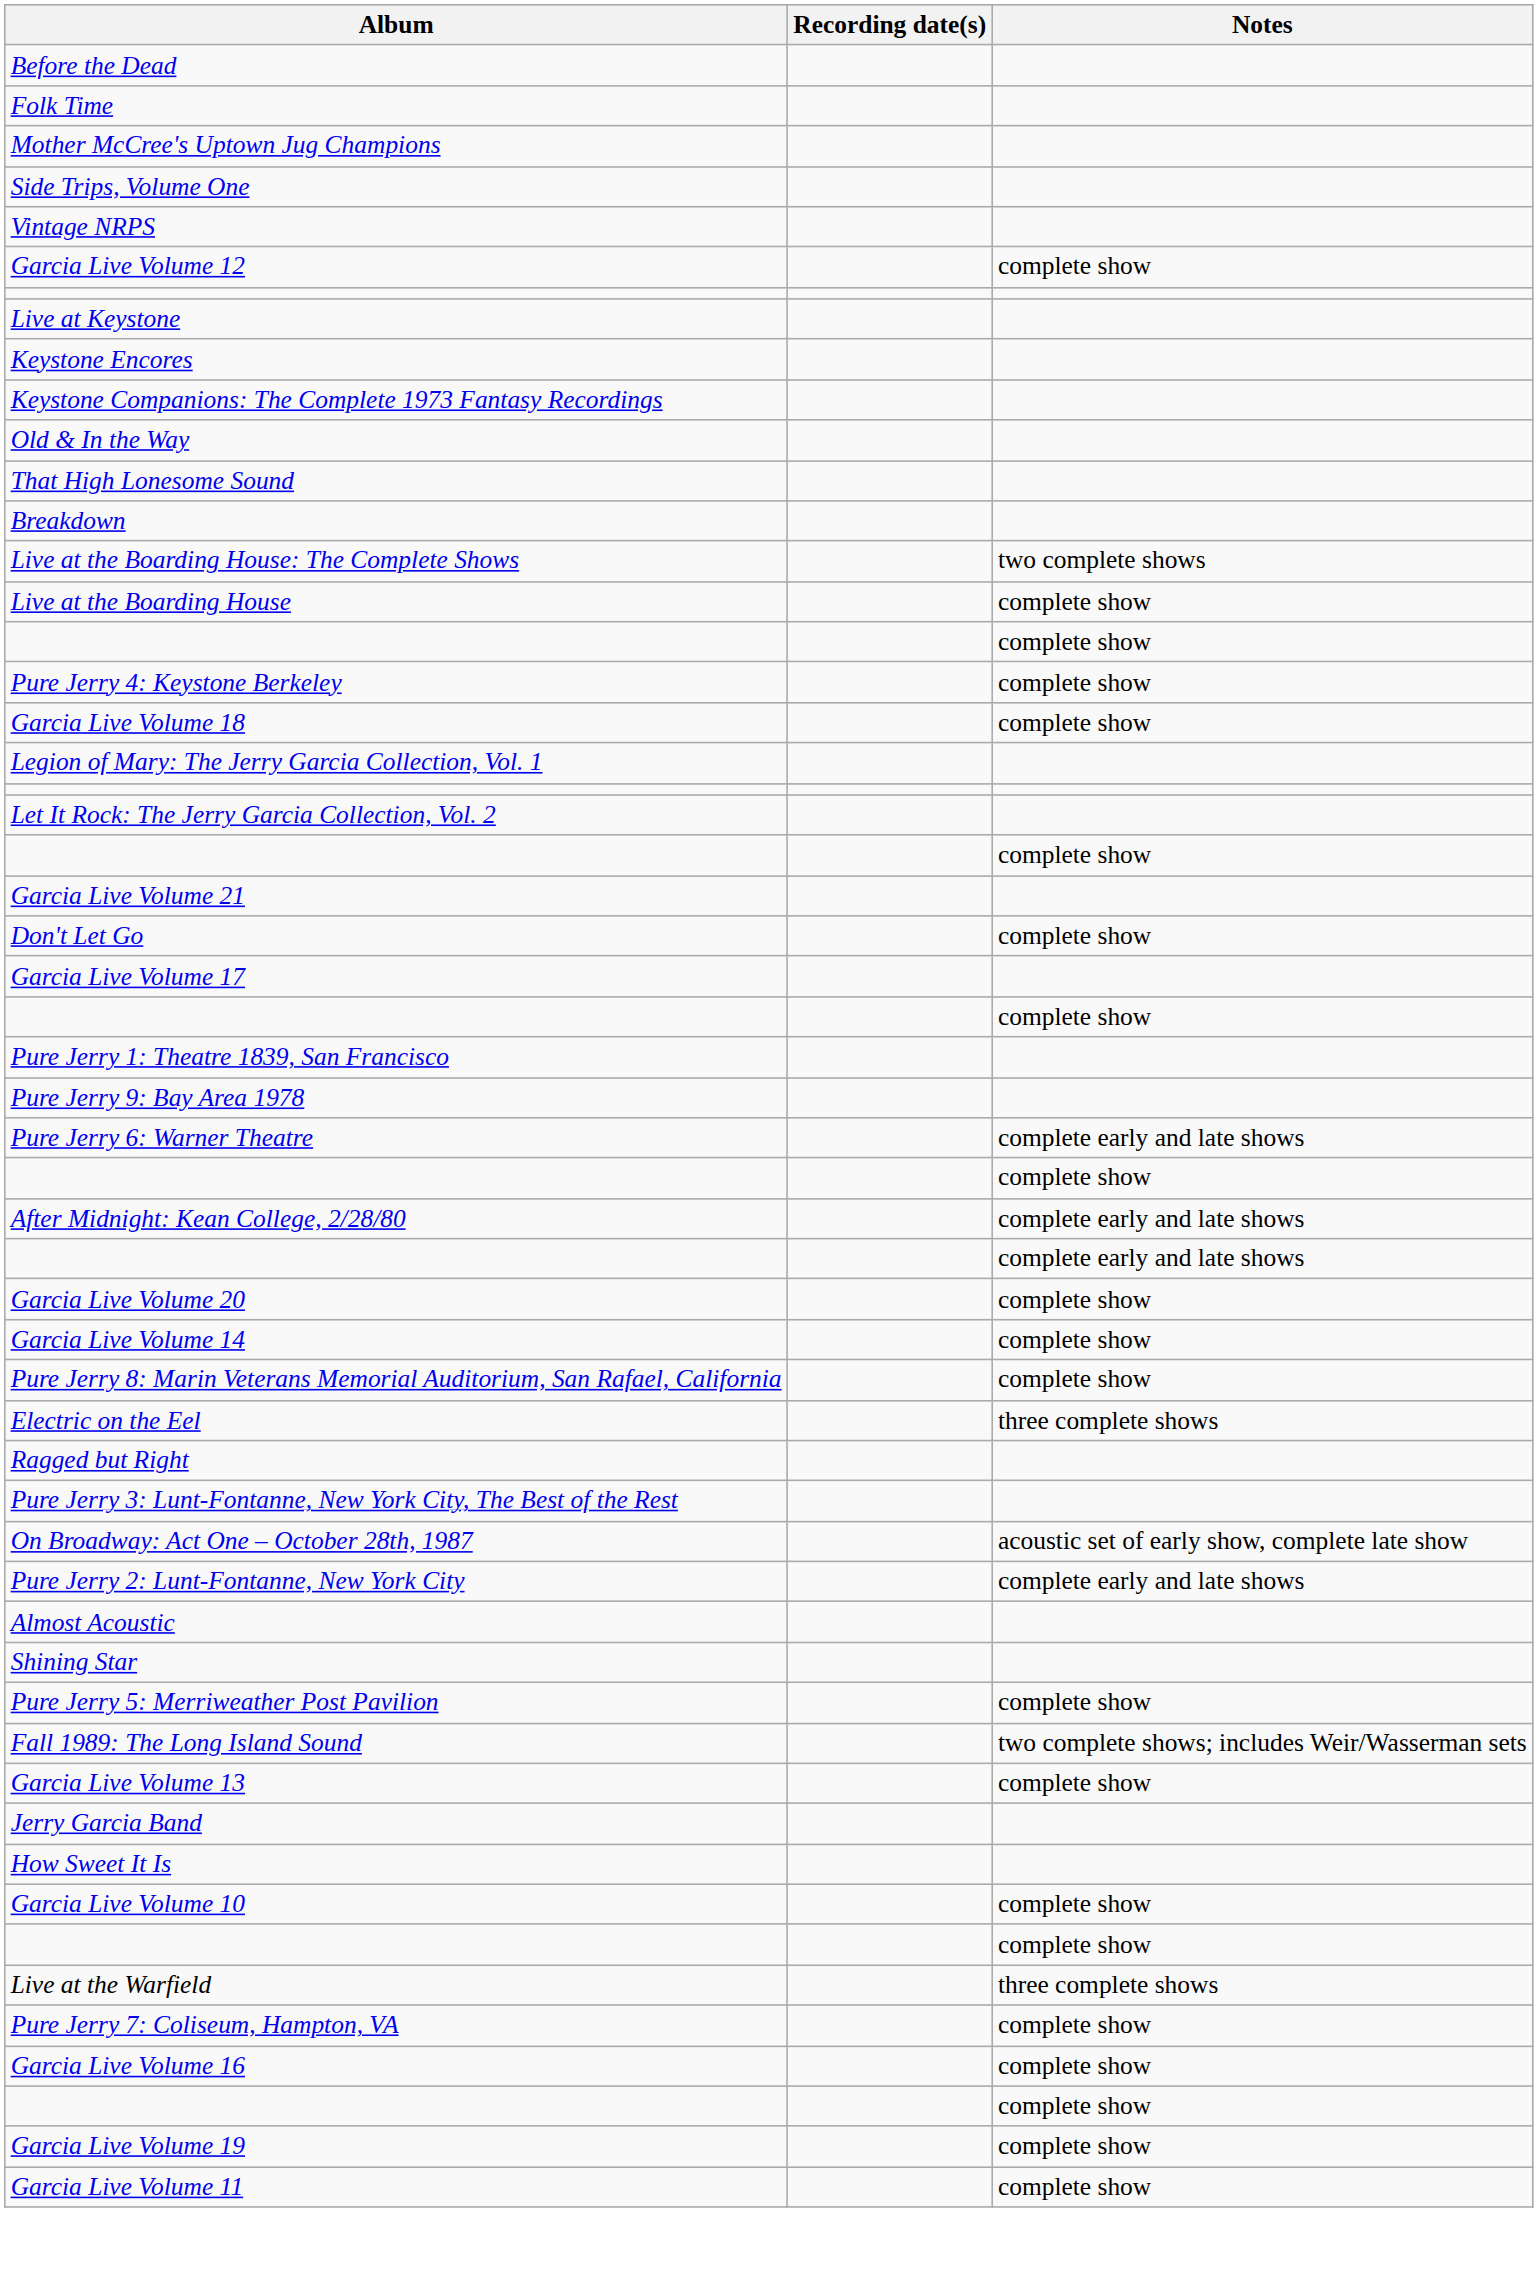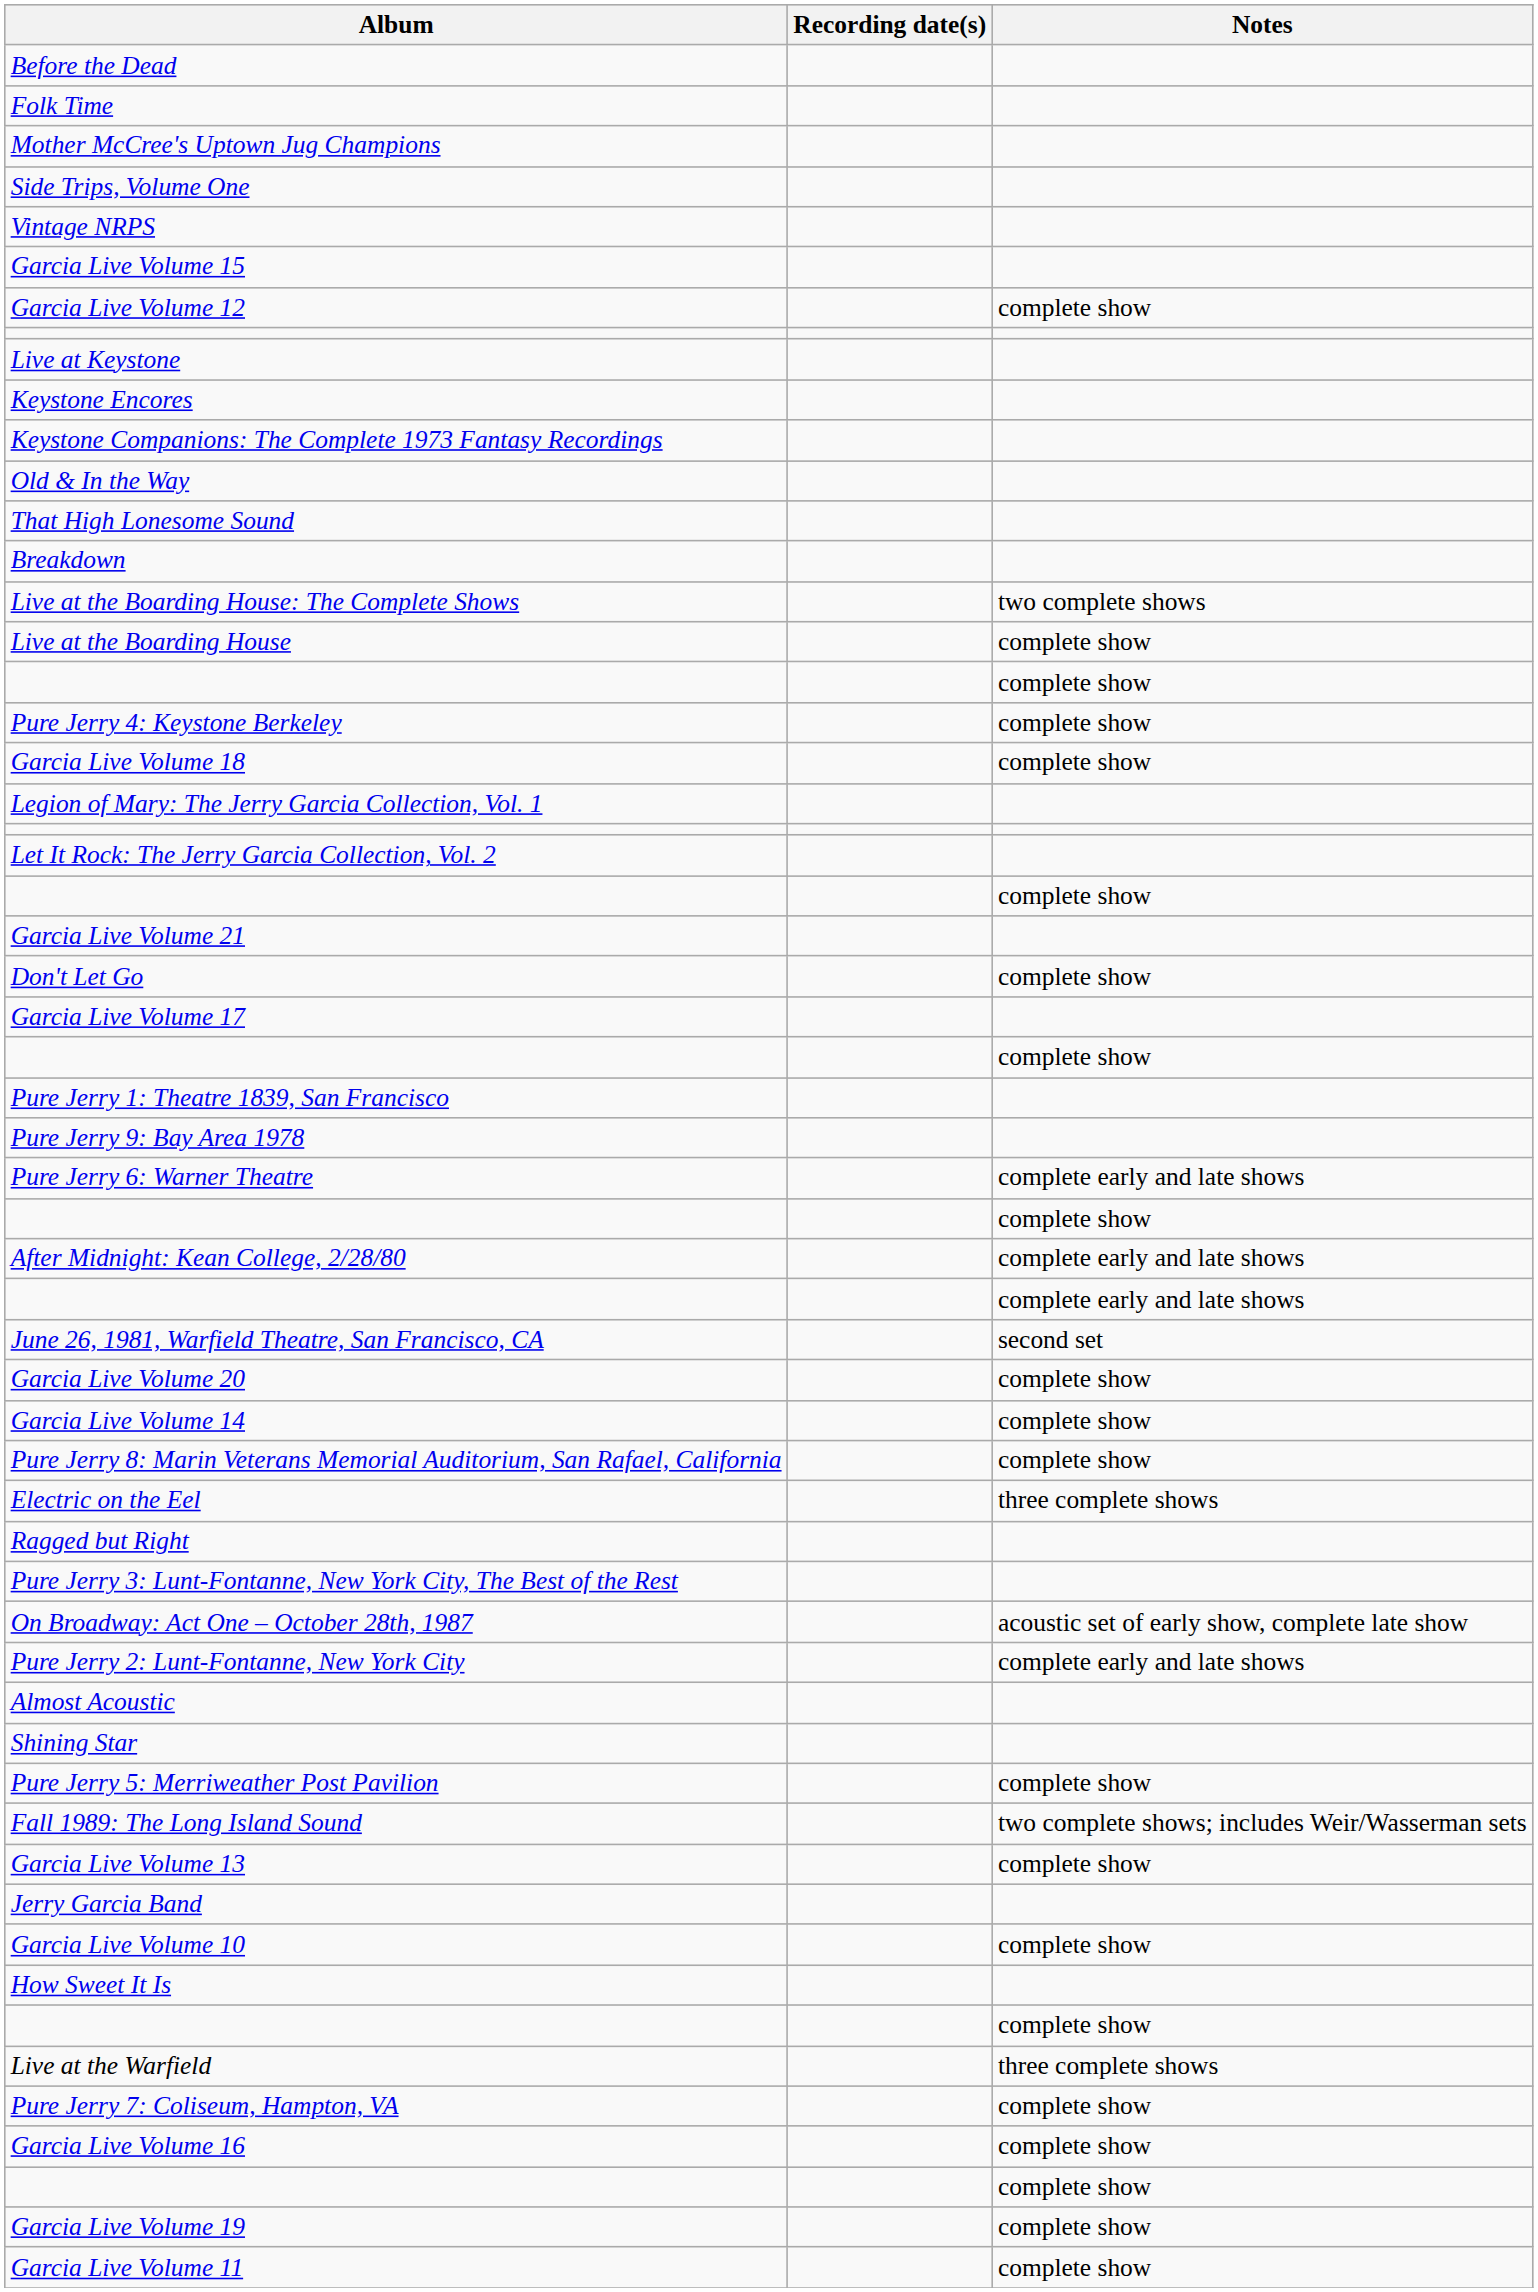+ row: (128, 266)
+ row: (277, 1339)
rows swapped: (91, 1863) <-> (128, 1904)
